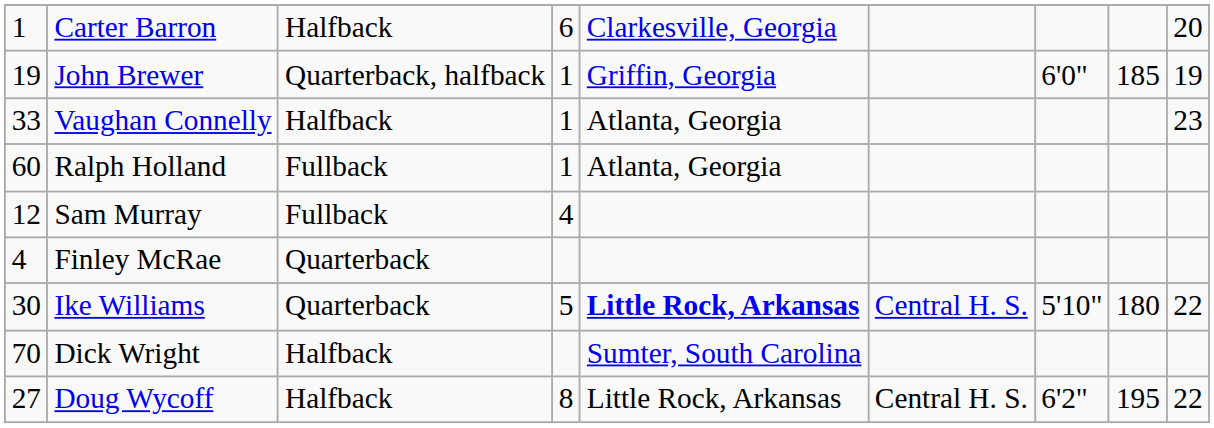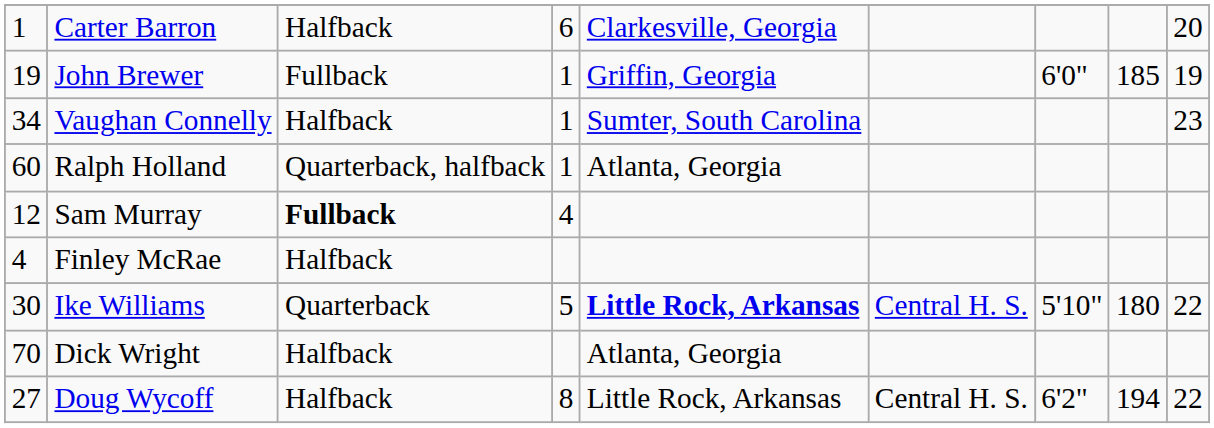(415, 74) Quarterback, halfback -> (336, 74) Fullback
(26, 120) 33 -> (26, 120) 34
(684, 120) Atlanta, Georgia -> (724, 120) Sumter, South Carolina
(336, 167) Fullback -> (415, 167) Quarterback, halfback
(336, 213) normal -> (340, 213) bold
(357, 259) Quarterback -> (339, 259) Halfback
(724, 352) Sumter, South Carolina -> (684, 352) Atlanta, Georgia
(1138, 399) 195 -> (1138, 399) 194
